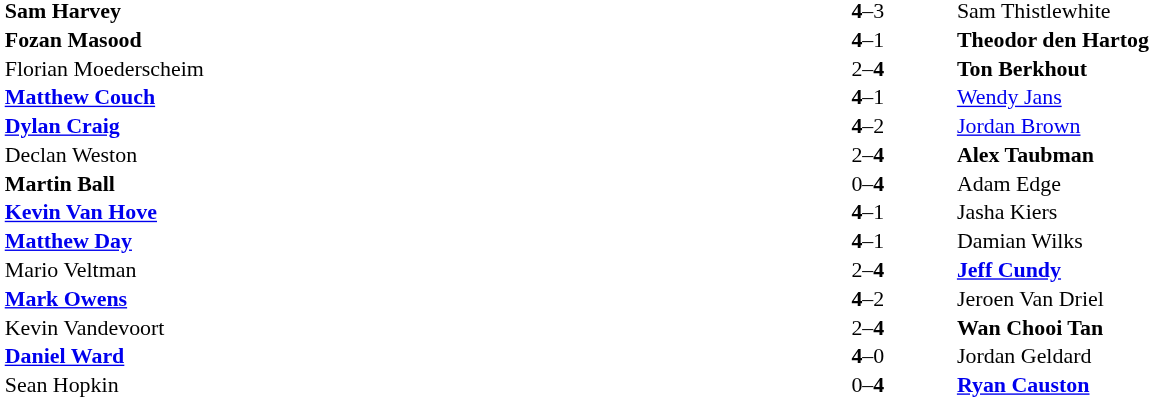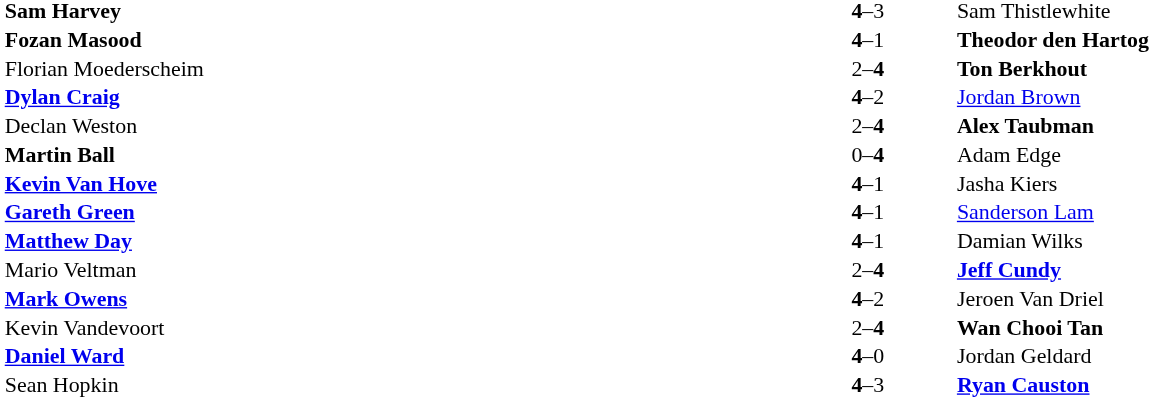- row: (80, 97)
+ row: (70, 212)
(868, 385) 0–4 -> (868, 385) 4–3
